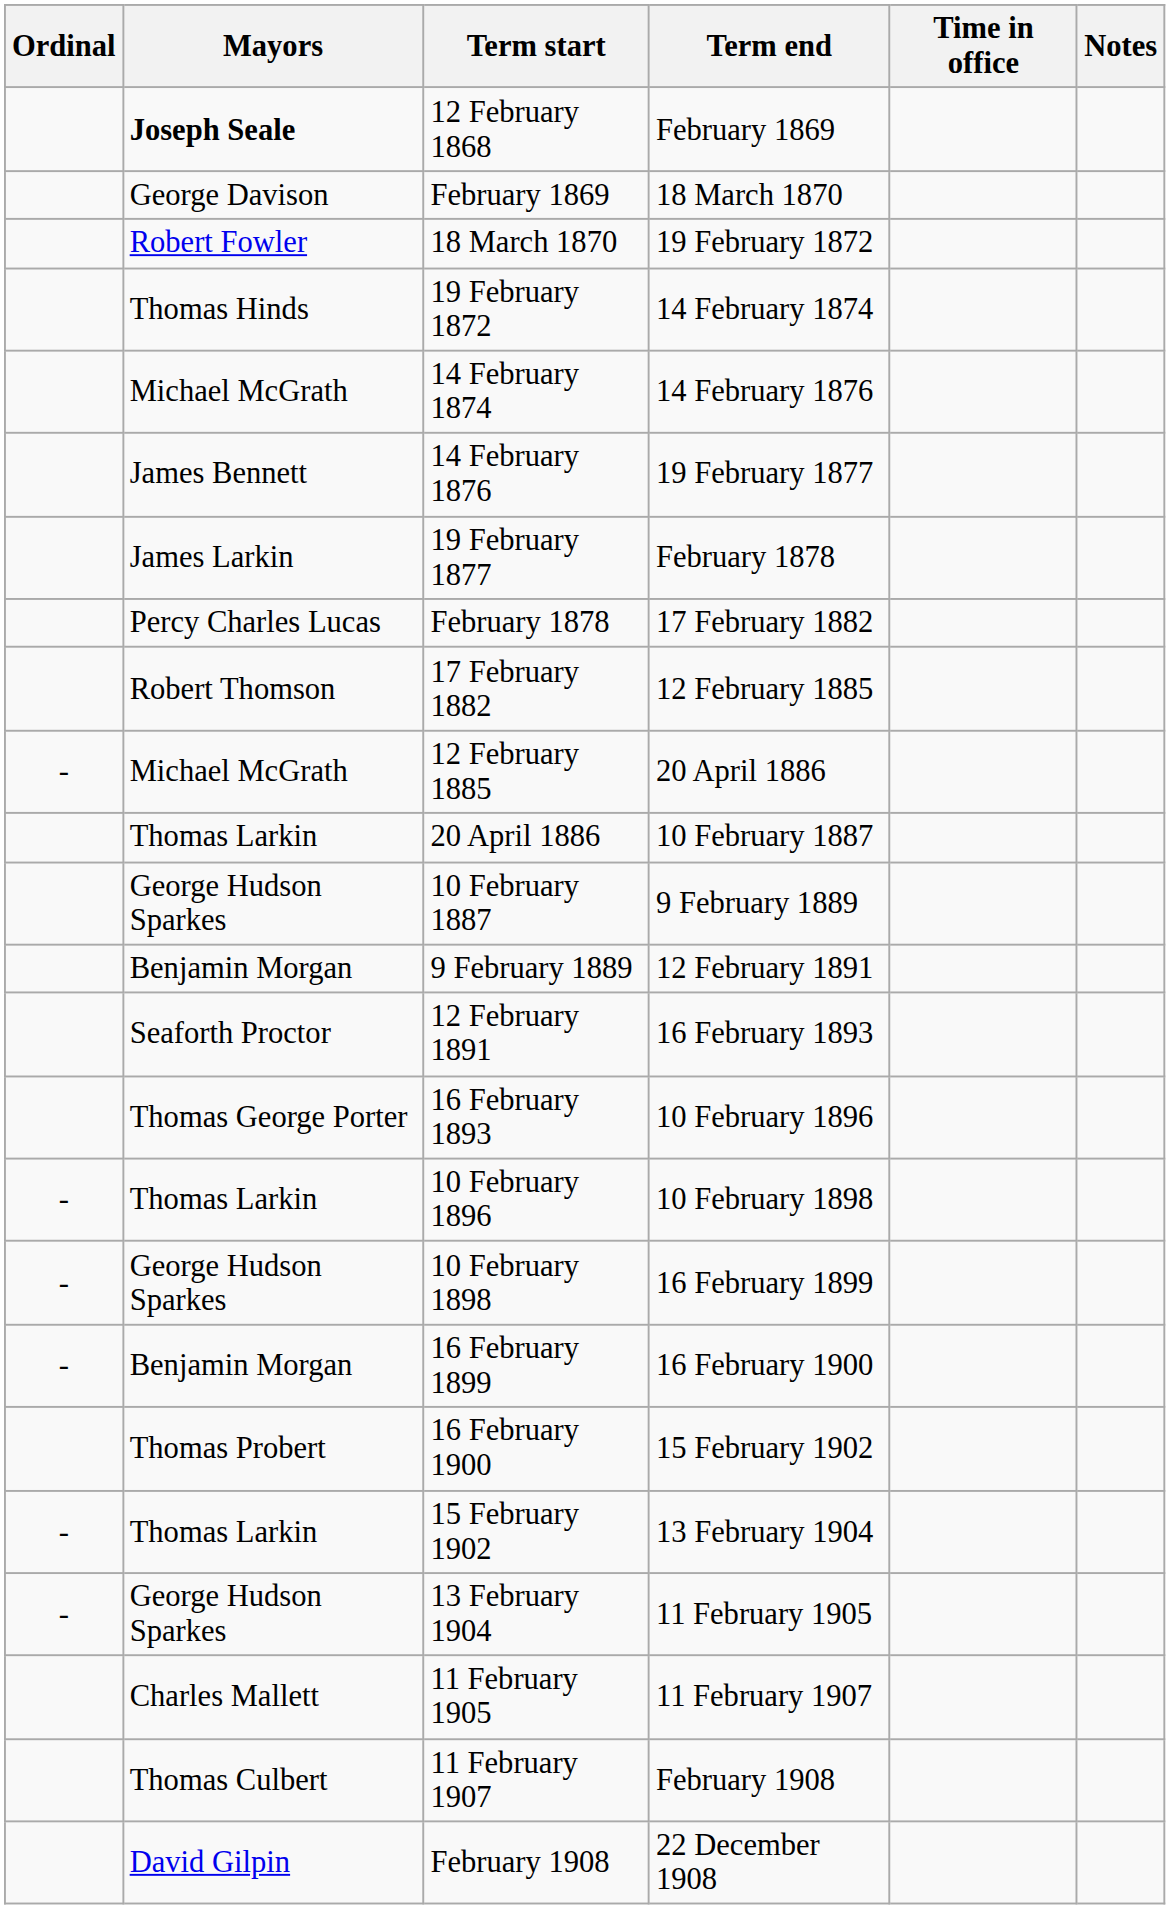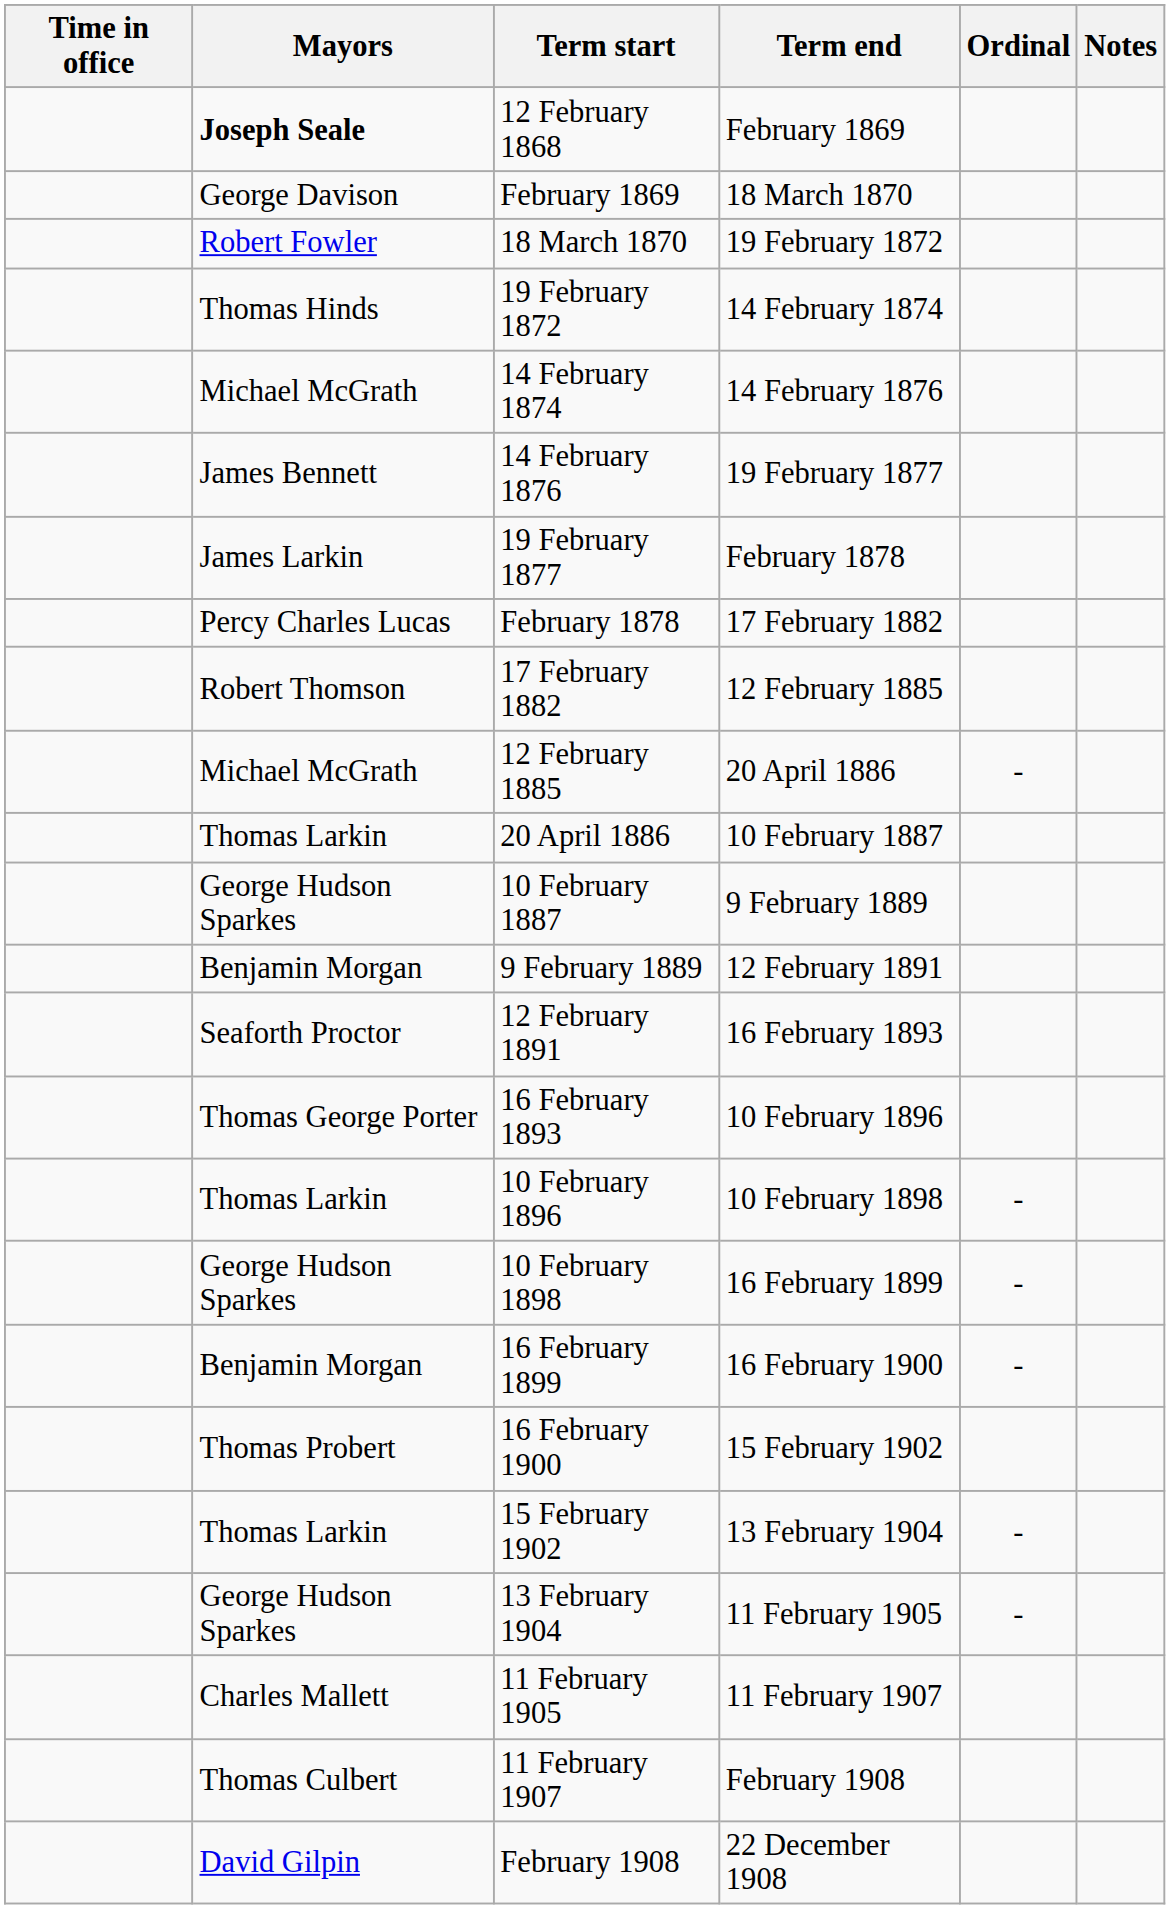columns swapped: (64, 45) <-> (983, 45)
